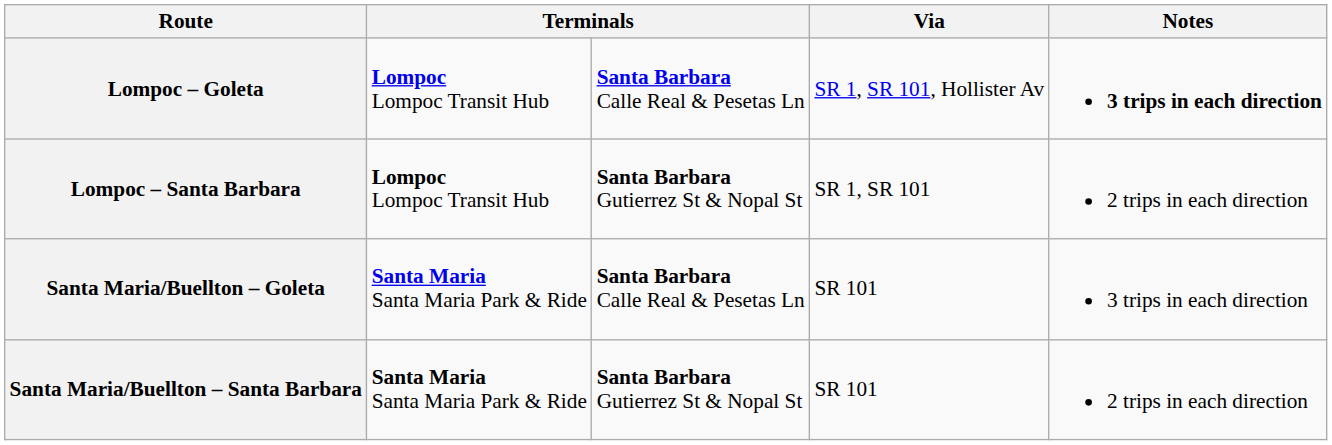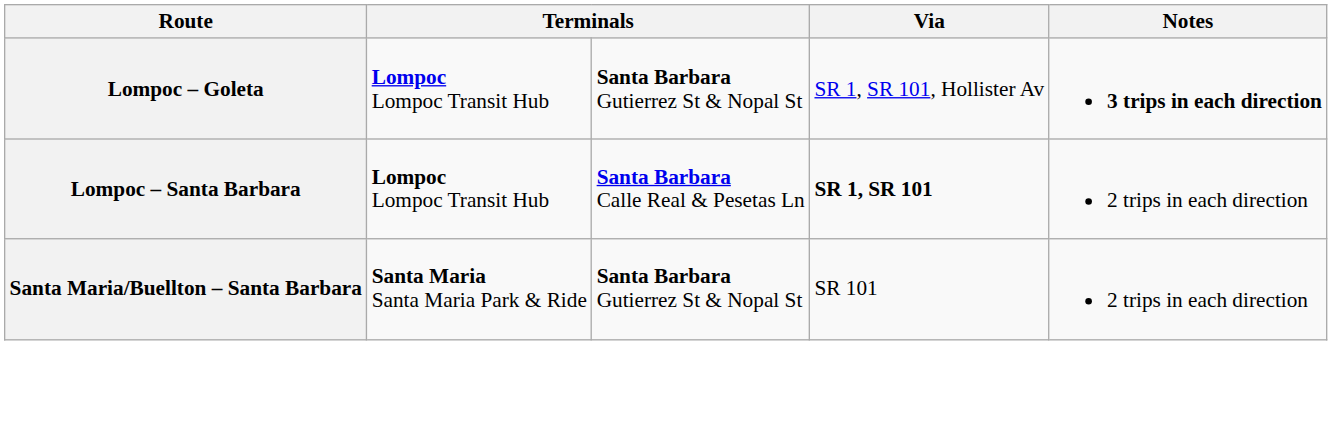(701, 88) Santa Barbara Calle Real & Pesetas Ln -> (699, 88) Santa Barbara Gutierrez St & Nopal St
(699, 188) Santa Barbara Gutierrez St & Nopal St -> (701, 188) Santa Barbara Calle Real & Pesetas Ln
(872, 188) normal -> (874, 188) bold
- row: (186, 288)
